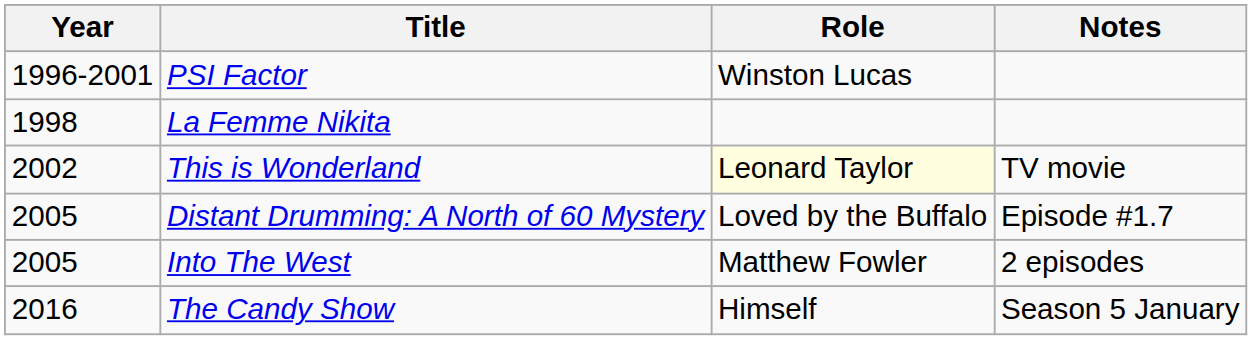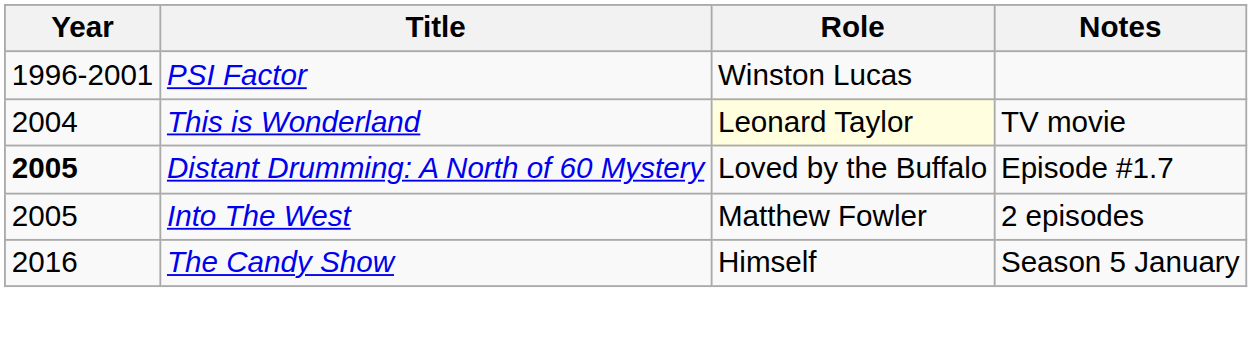- row: (279, 121)
(45, 168) 2002 -> (45, 121) 2004
(45, 215) normal -> (45, 168) bold
